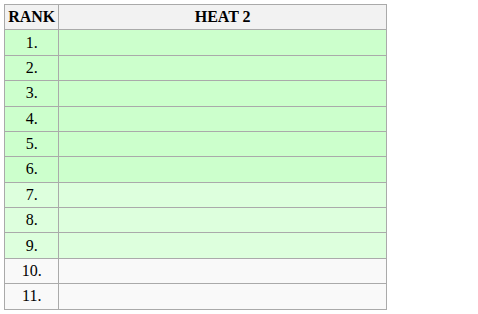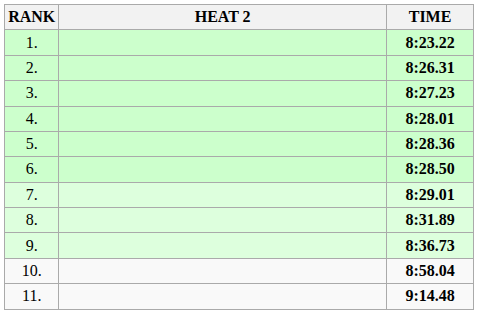+ column: (430, 17)
